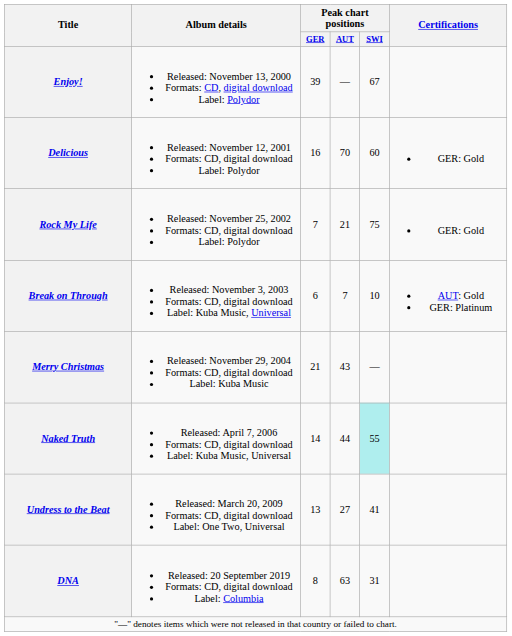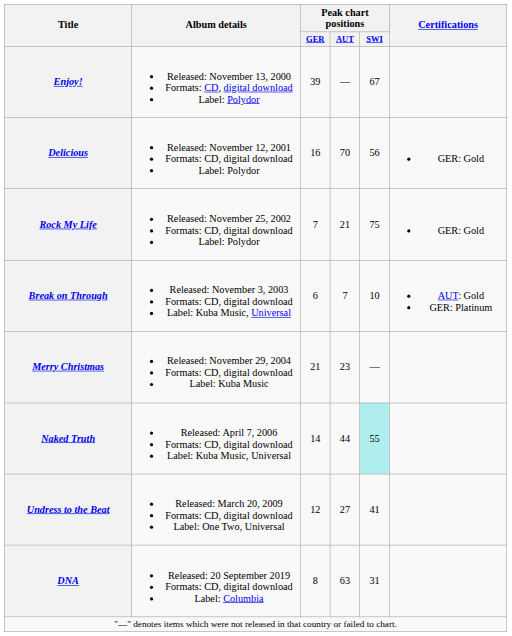(375, 153) 60 -> (375, 153) 56
(345, 367) 43 -> (345, 367) 23
(315, 509) 13 -> (315, 509) 12
